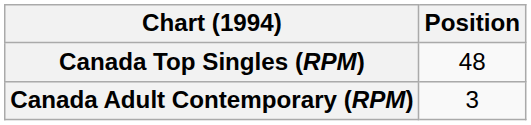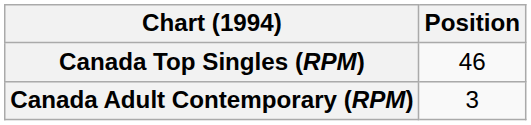(472, 61) 48 -> (472, 61) 46
